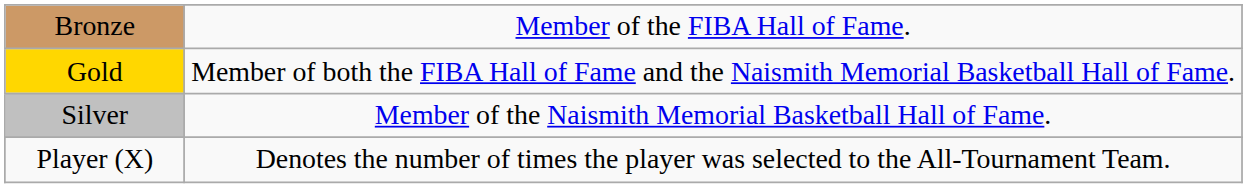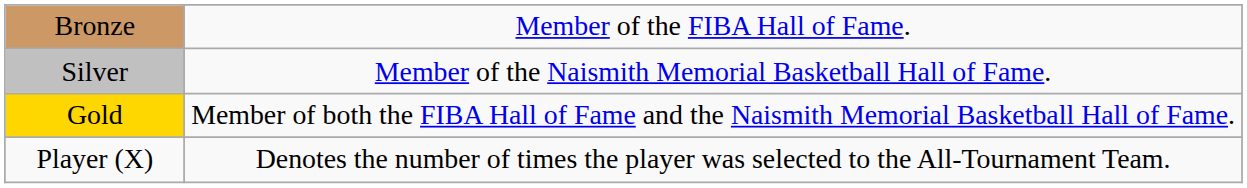rows swapped: (95, 114) <-> (95, 70)
